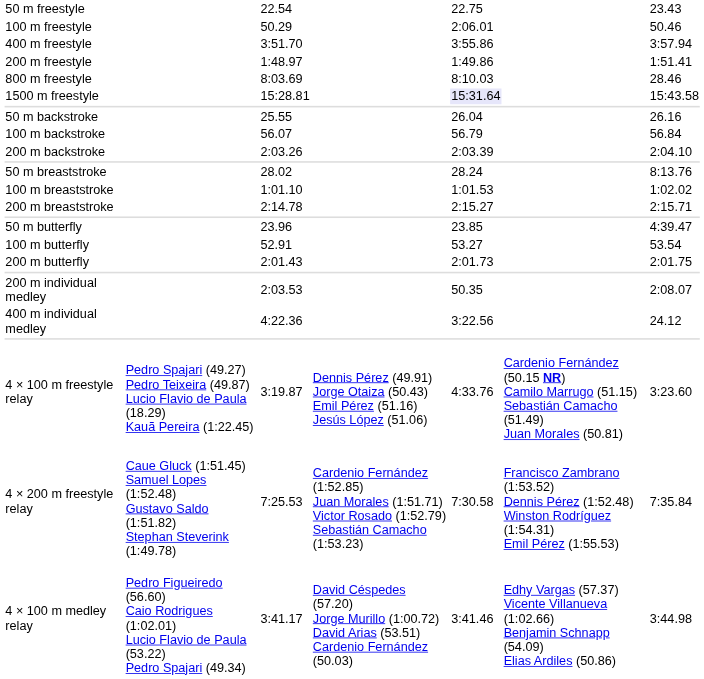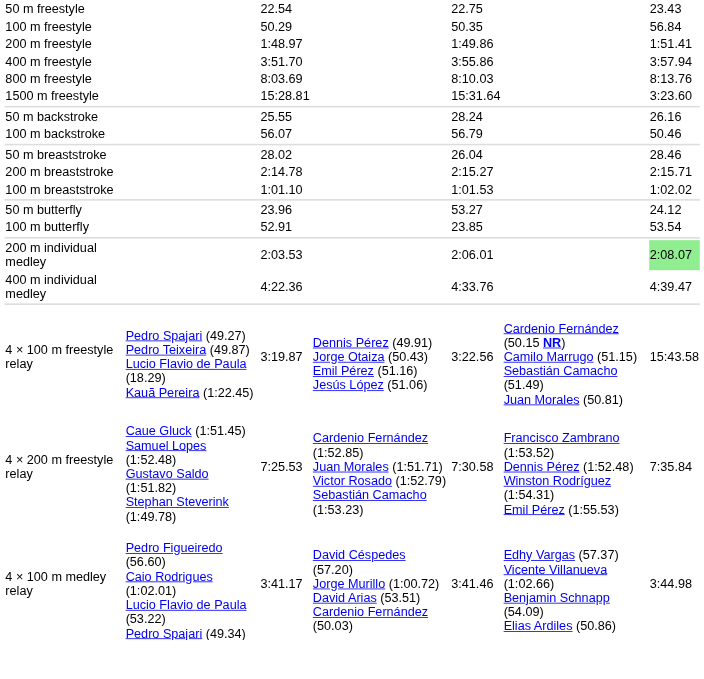(472, 26) 2:06.01 -> (467, 26) 50.35
(666, 26) 50.46 -> (666, 26) 56.84
rows swapped: (49, 61) <-> (49, 44)
(666, 79) 28.46 -> (671, 79) 8:13.76
(476, 96) lavender background -> (476, 96) no background
(674, 96) 15:43.58 -> (671, 96) 3:23.60
(467, 117) 26.04 -> (467, 117) 28.24
(666, 134) 56.84 -> (666, 134) 50.46
- row: (55, 151)
(467, 172) 28.24 -> (467, 154) 26.04
(671, 172) 8:13.76 -> (666, 154) 28.46
rows swapped: (59, 189) <-> (59, 207)
(467, 227) 23.85 -> (467, 210) 53.27
(671, 227) 4:39.47 -> (666, 210) 24.12
(467, 245) 53.27 -> (467, 227) 23.85
- row: (47, 262)
(467, 290) 50.35 -> (472, 255) 2:06.01
(671, 290) no background -> (671, 255) lightgreen background
(472, 321) 3:22.56 -> (472, 286) 4:33.76
(666, 321) 24.12 -> (671, 286) 4:39.47
(472, 391) 4:33.76 -> (472, 357) 3:22.56
(671, 391) 3:23.60 -> (674, 357) 15:43.58
